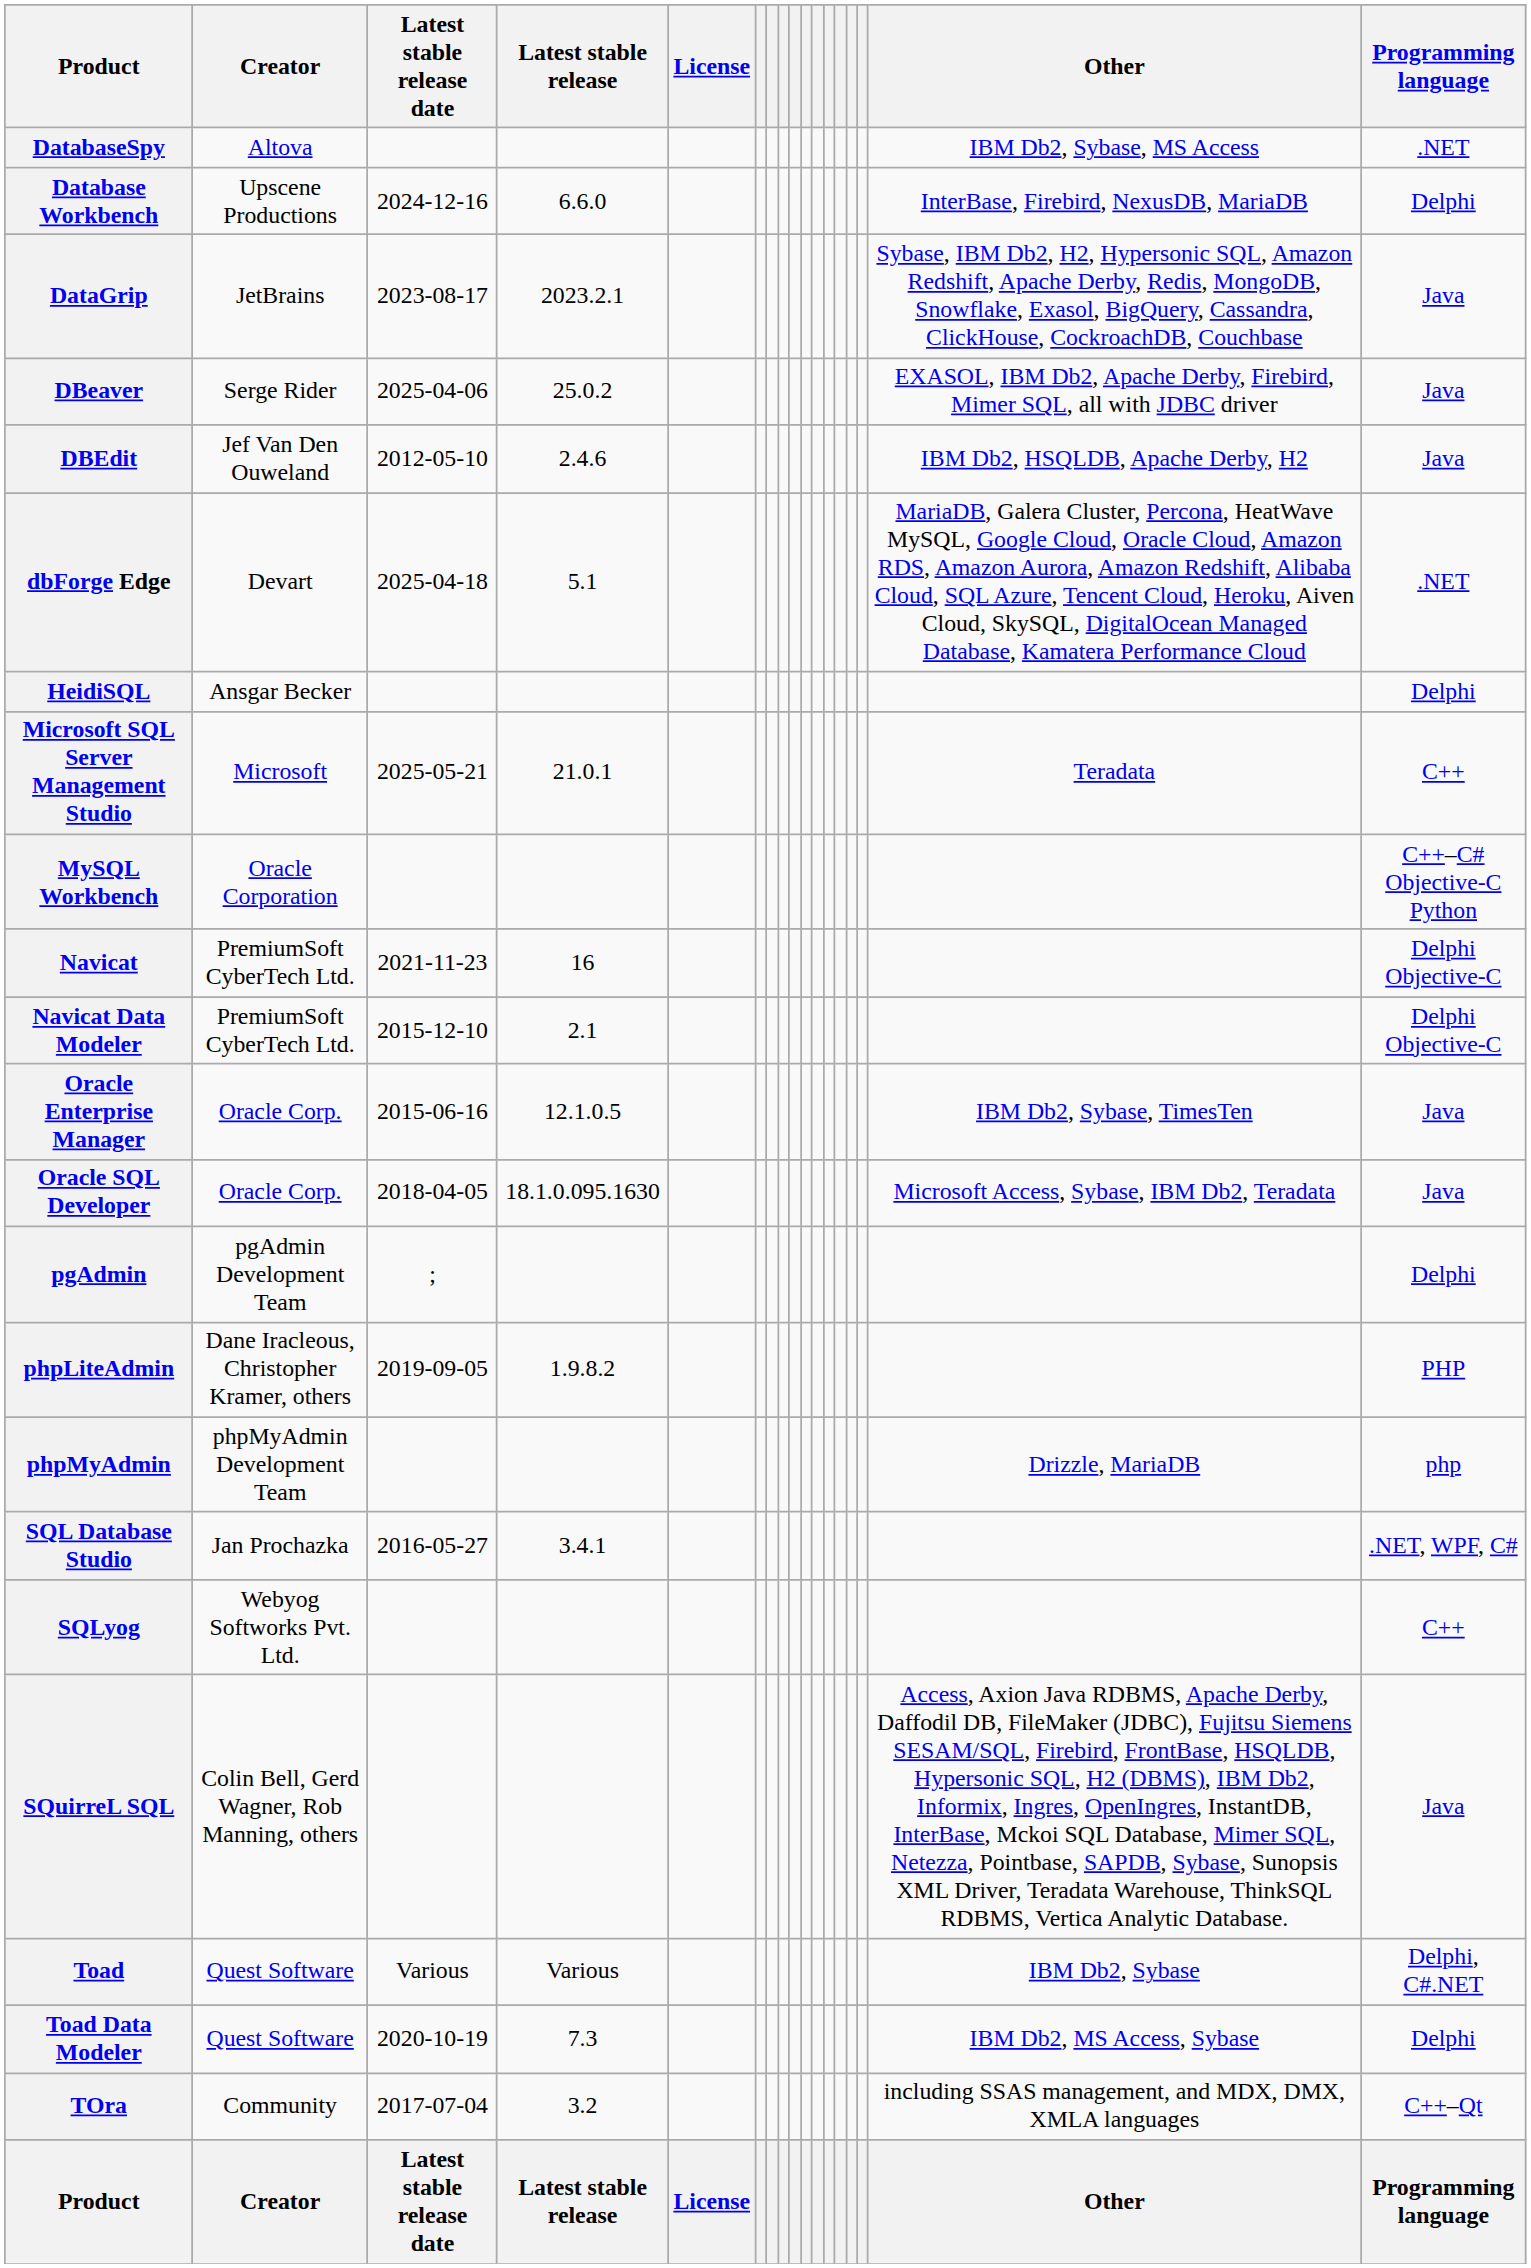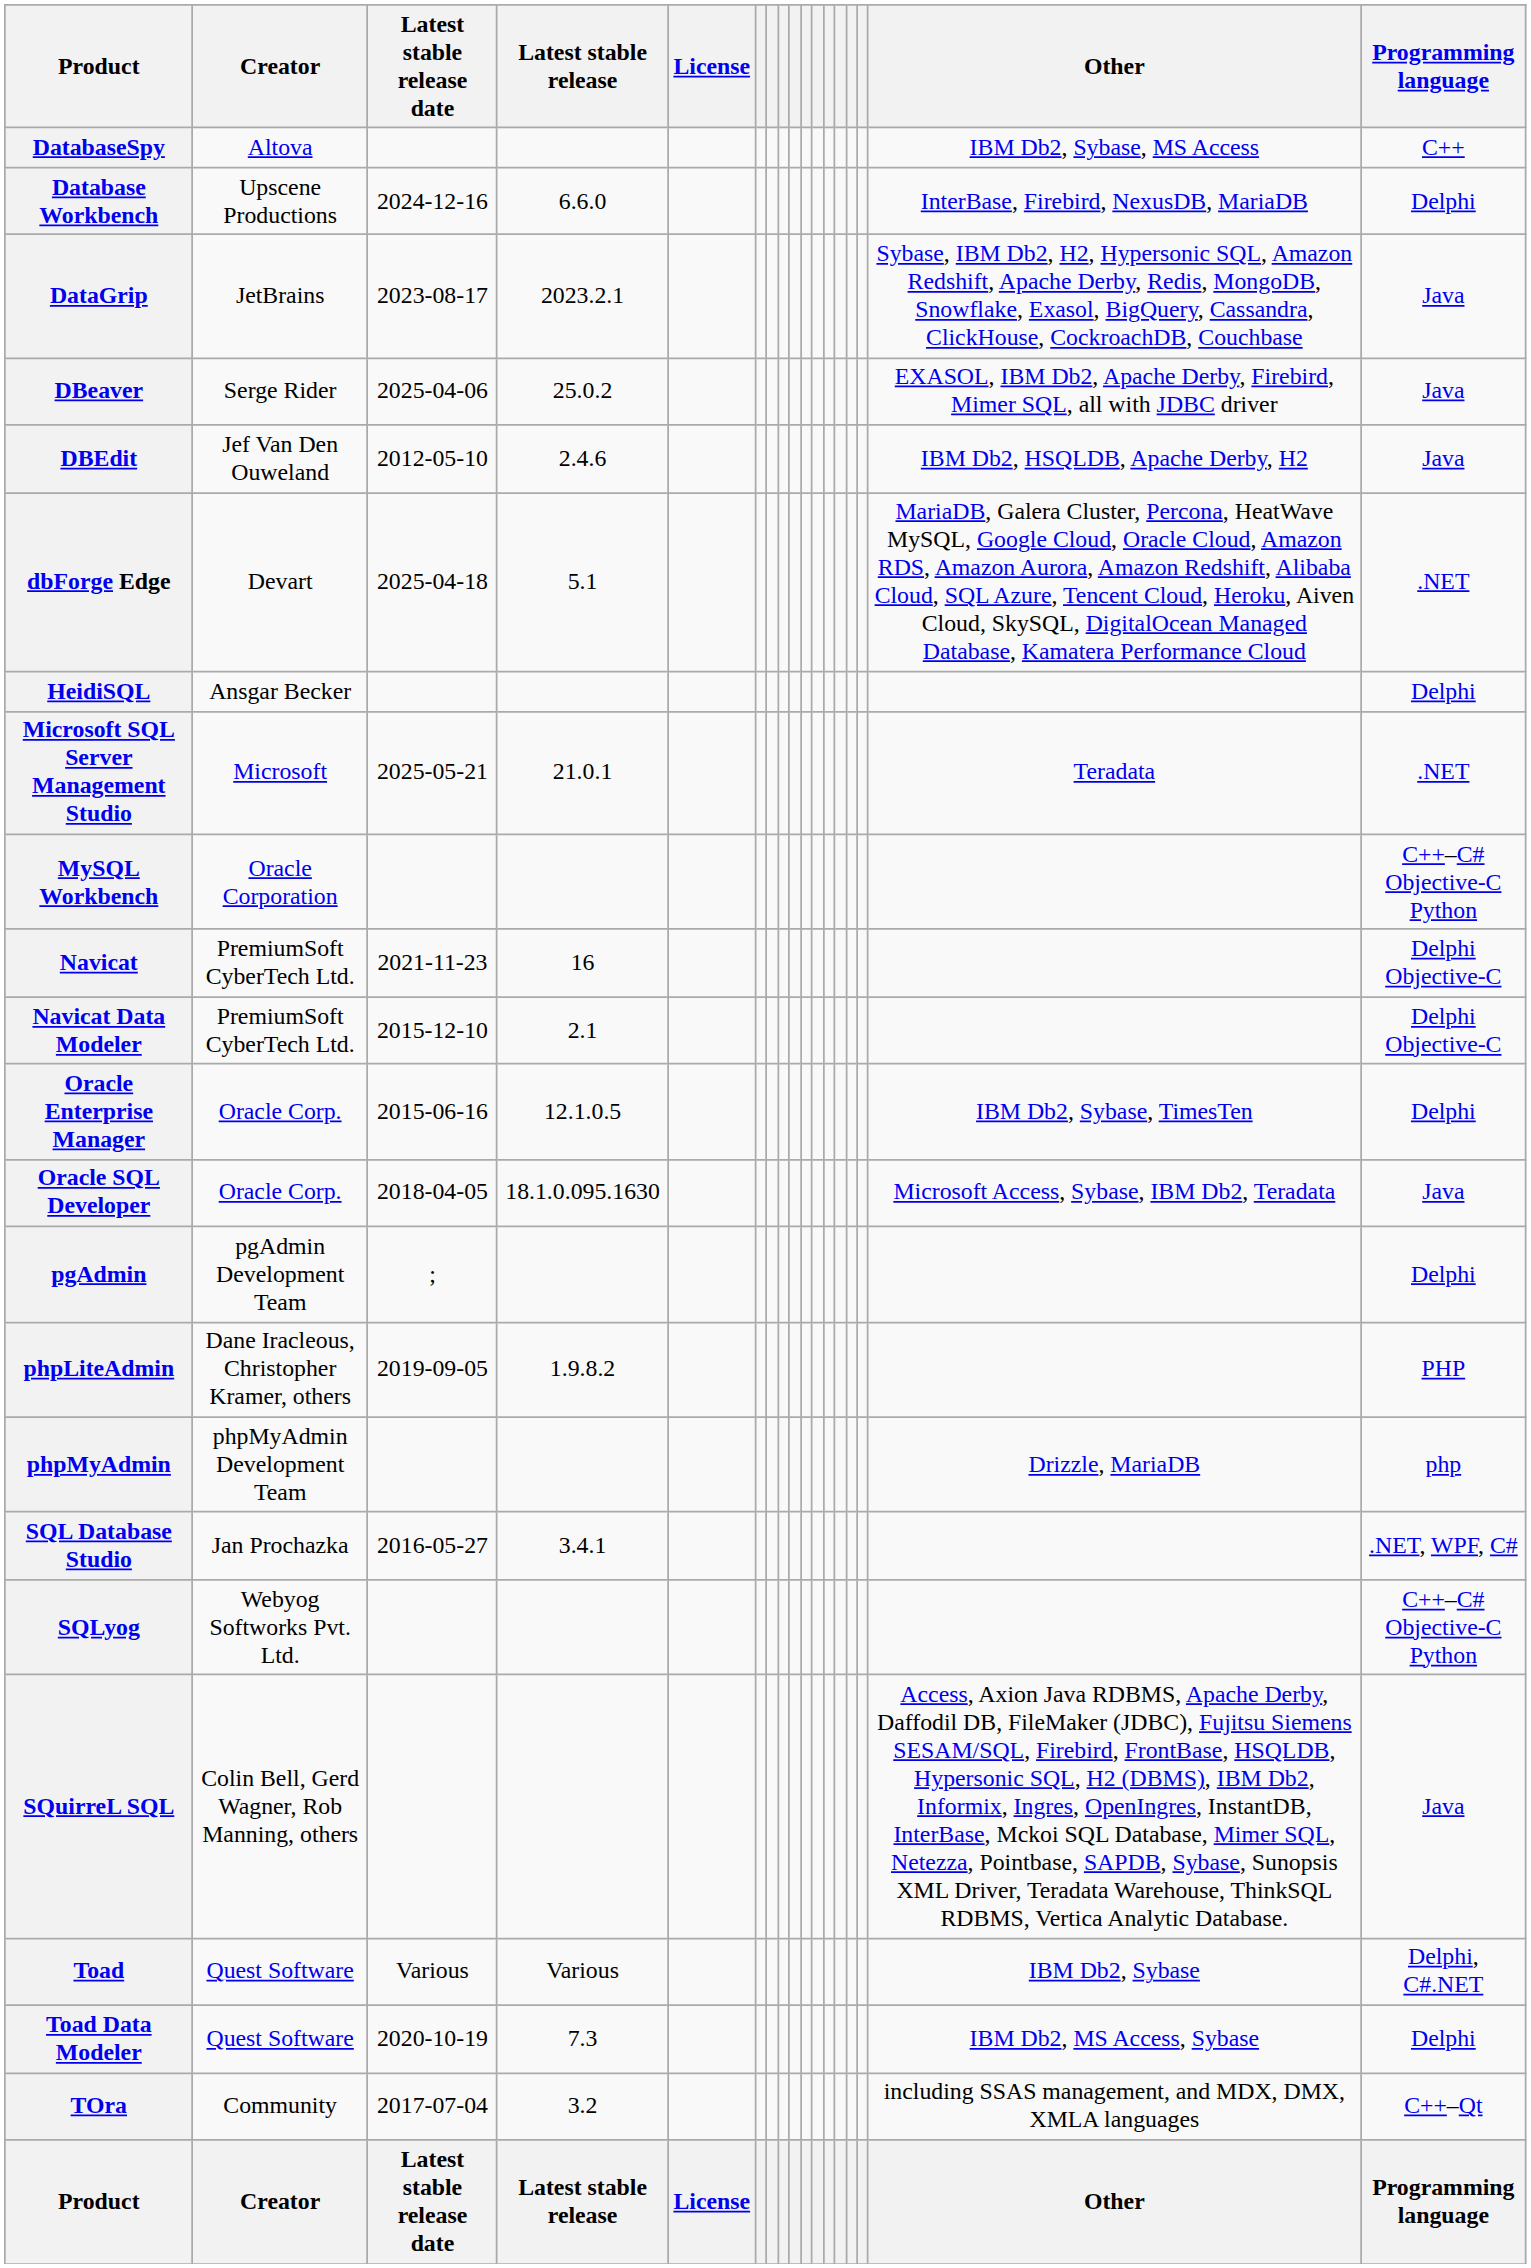(1443, 146) .NET -> (1443, 146) C++
(1443, 771) C++ -> (1443, 771) .NET
(1443, 1110) Java -> (1443, 1110) Delphi
(1443, 1626) C++ -> (1443, 1626) C++–C# Objective-C Python
